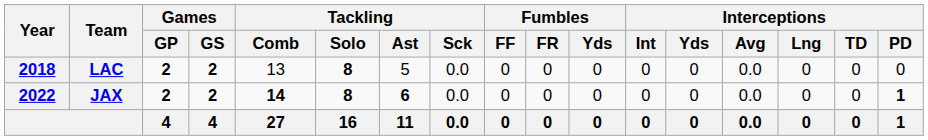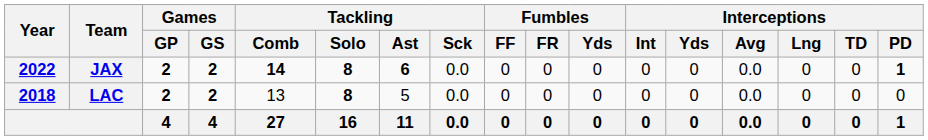rows swapped: (106, 69) <-> (106, 95)
